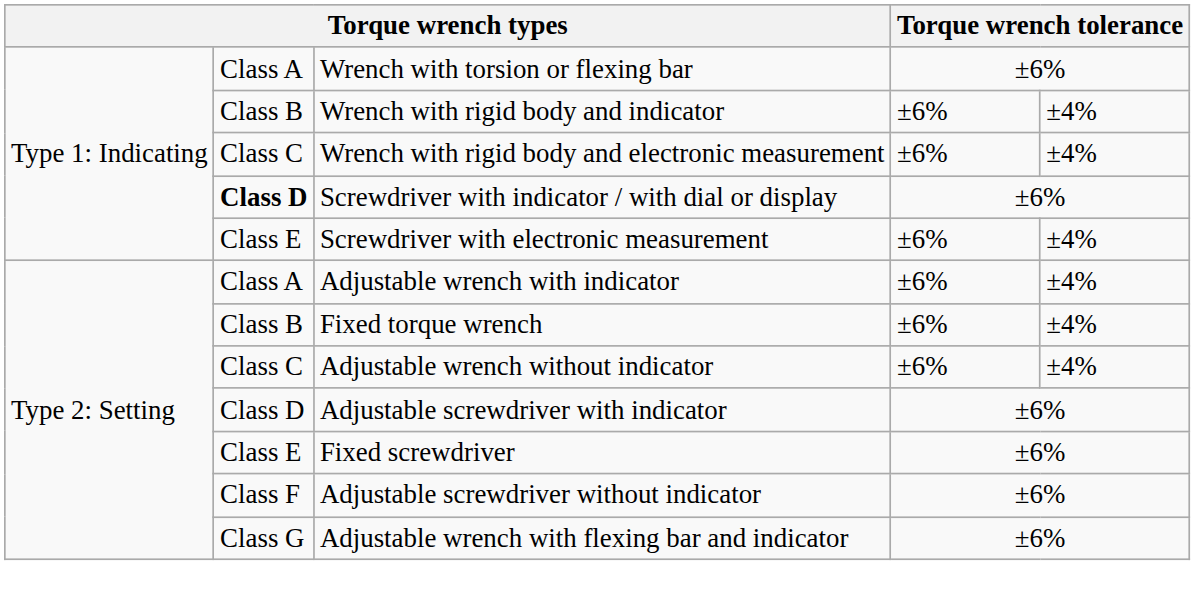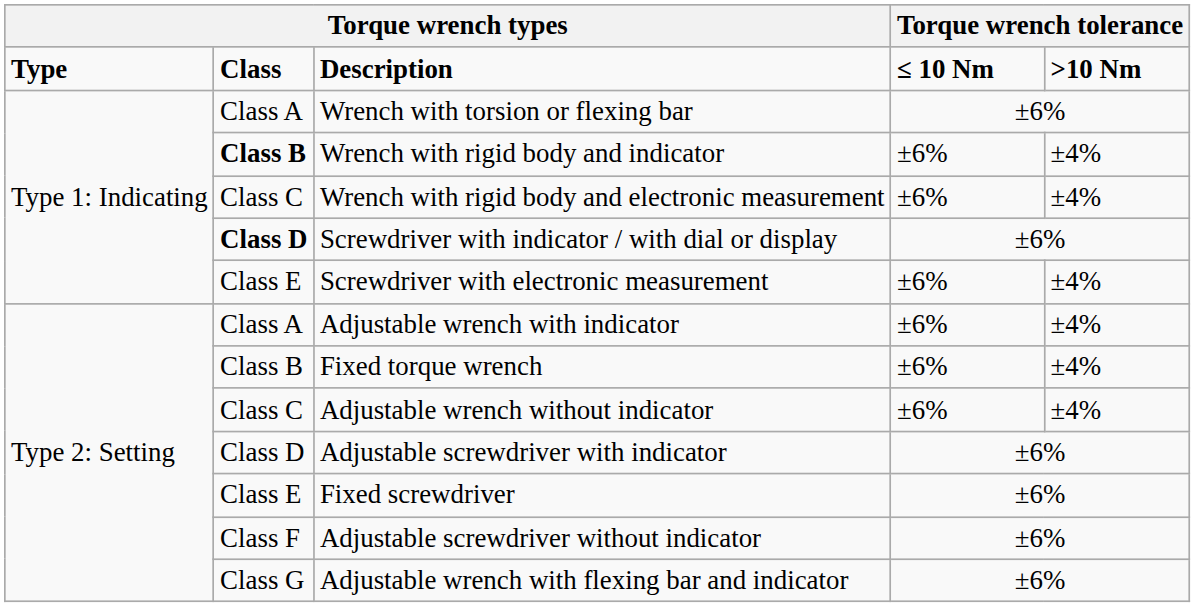+ row: (386, 68)
(262, 111) normal -> (263, 153) bold
